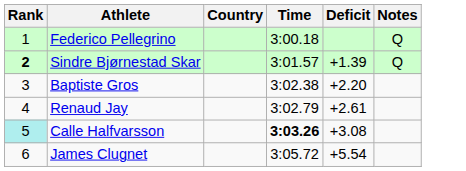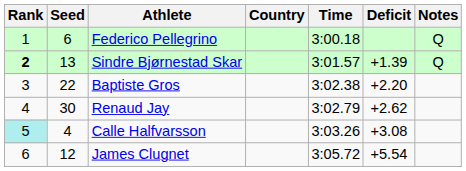+ column: (68, 16)
(348, 108) +2.61 -> (389, 108) +2.62
(295, 131) bold -> (336, 131) normal
